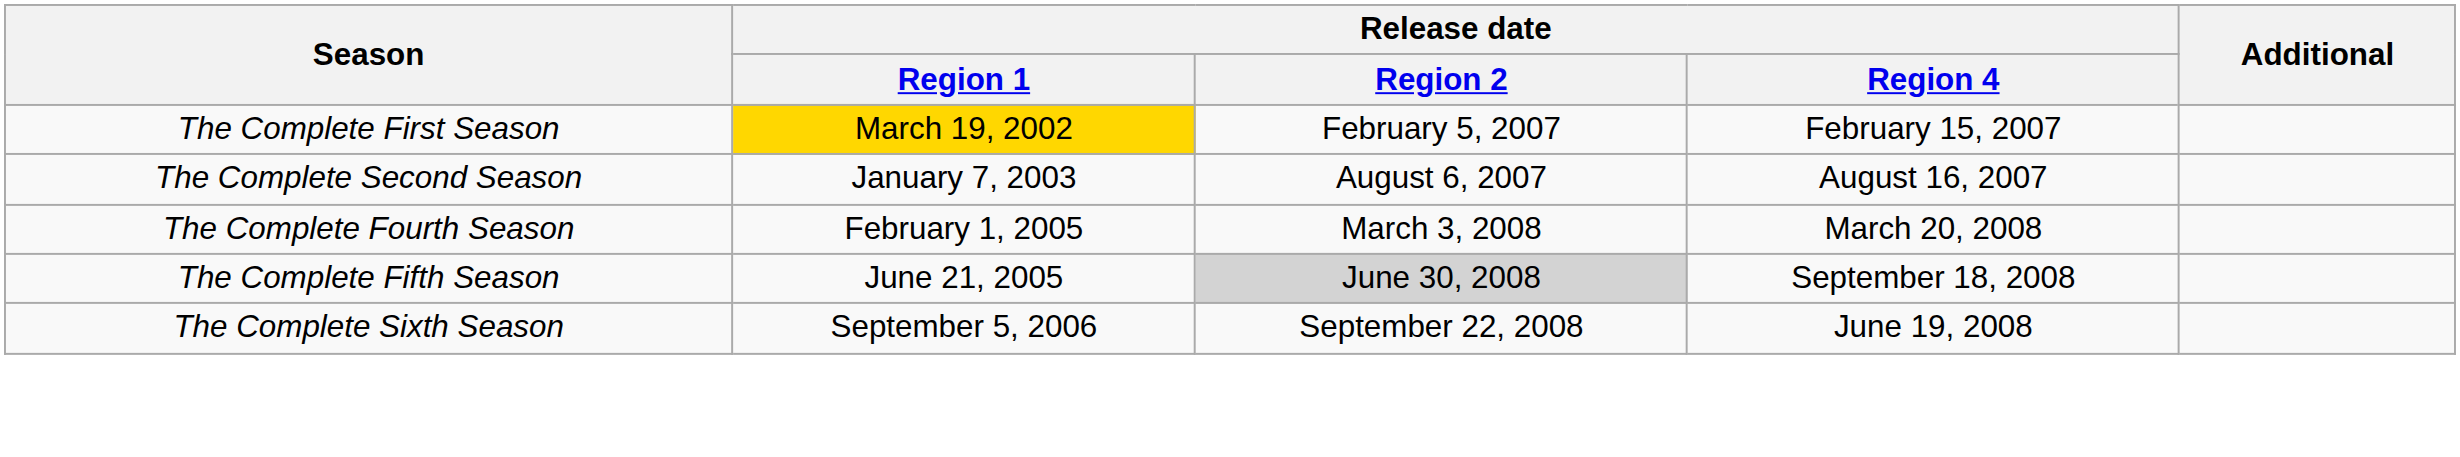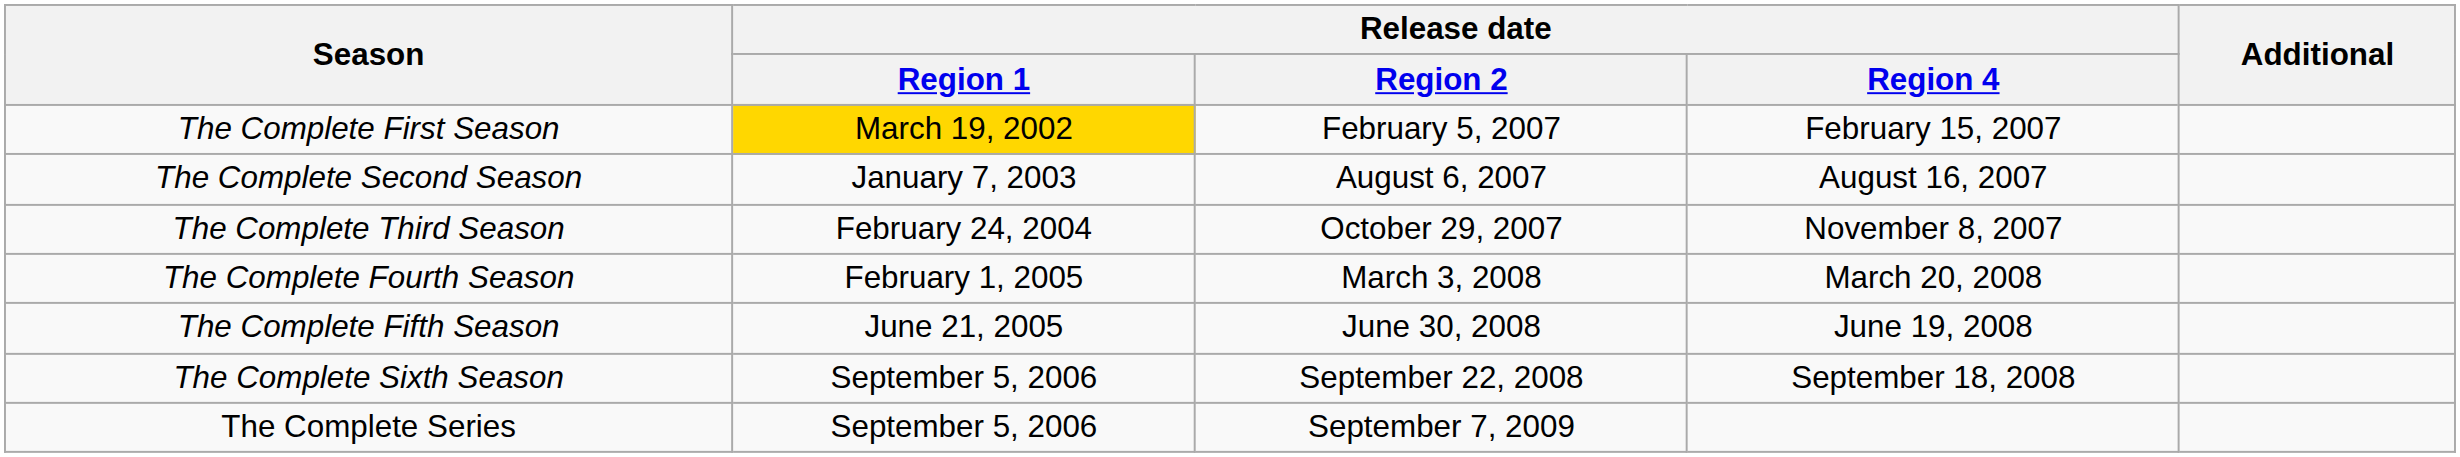+ row: (369, 228)
(1441, 278) lightgrey background -> (1441, 327) no background
(1933, 278) September 18, 2008 -> (1933, 327) June 19, 2008
(1933, 327) June 19, 2008 -> (1933, 377) September 18, 2008
+ row: (369, 427)
